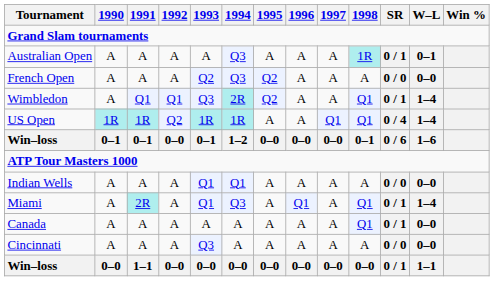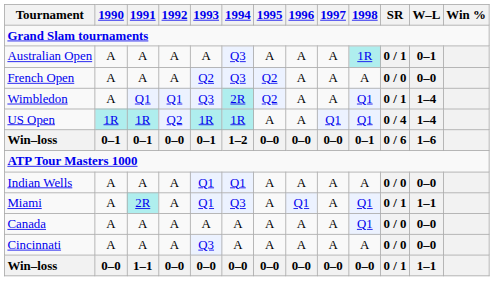(426, 202) 1–4 -> (426, 202) 1–1
(395, 223) 0 / 1 -> (395, 223) 0 / 0
